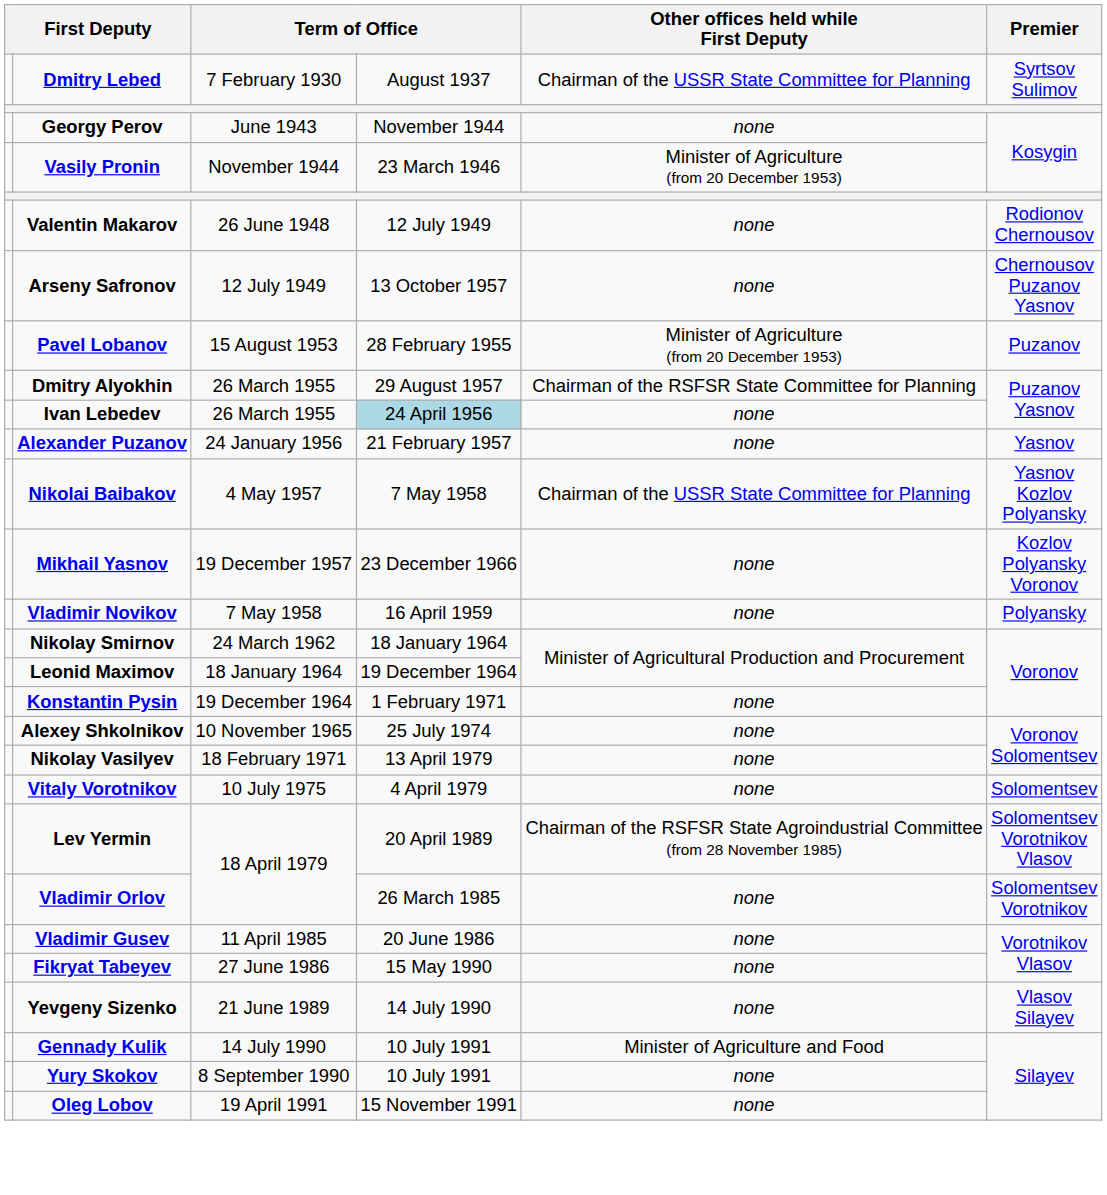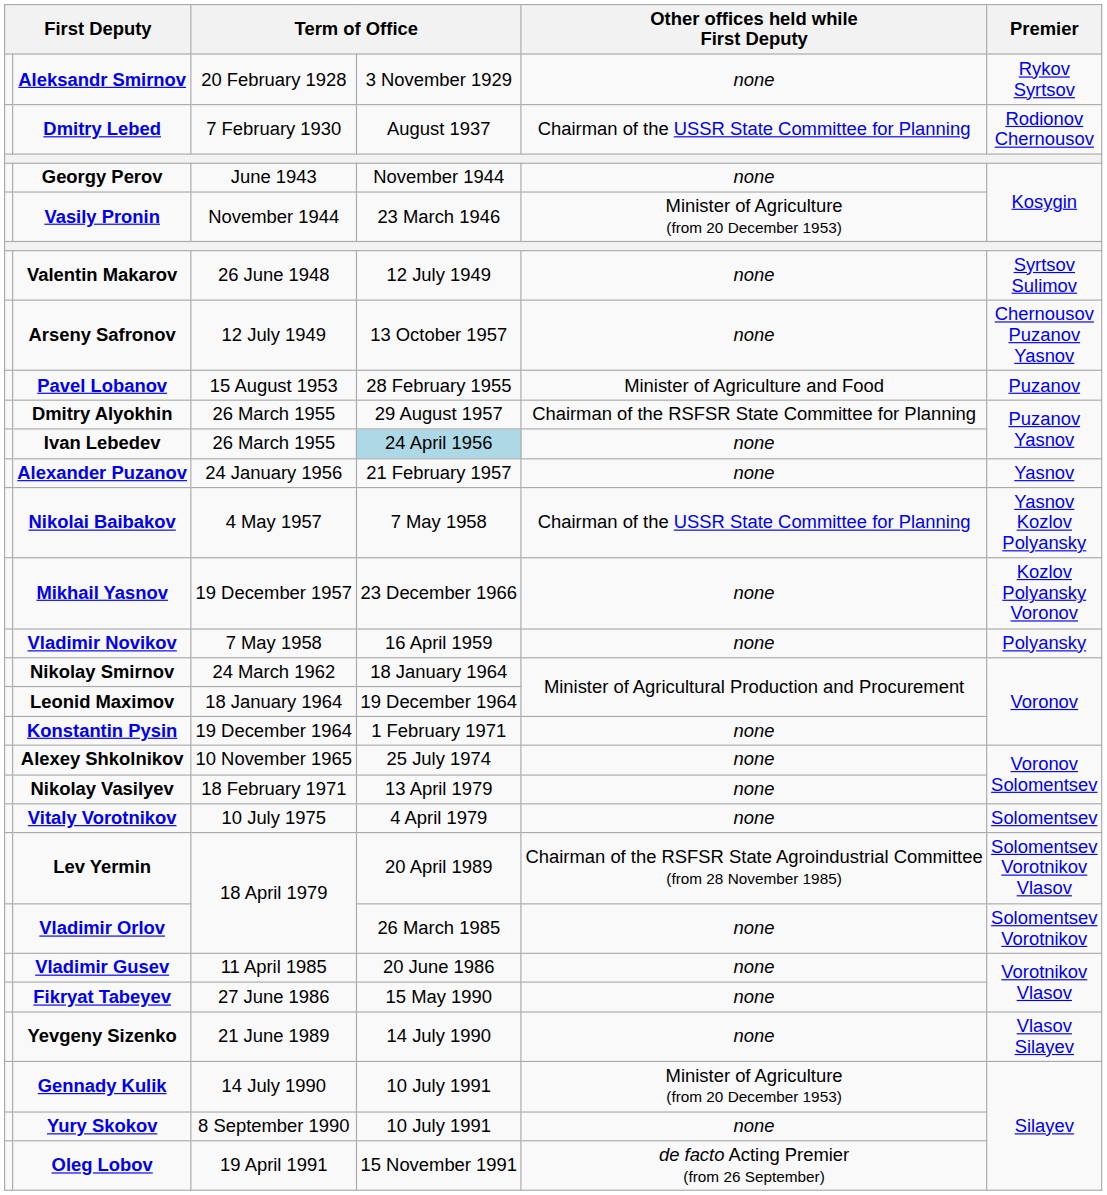+ row: (102, 79)
(1044, 79) Syrtsov Sulimov -> (1044, 129) Rodionov Chernousov
(1044, 225) Rodionov Chernousov -> (1044, 275) Syrtsov Sulimov
(754, 345) Minister of Agriculture (from 20 December 1953) -> (754, 385) Minister of Agriculture and Food
(754, 1046) Minister of Agriculture and Food -> (754, 1086) Minister of Agriculture (from 20 December 1953)
(754, 1105) none -> (754, 1165) de facto Acting Premier (from 26 September)
